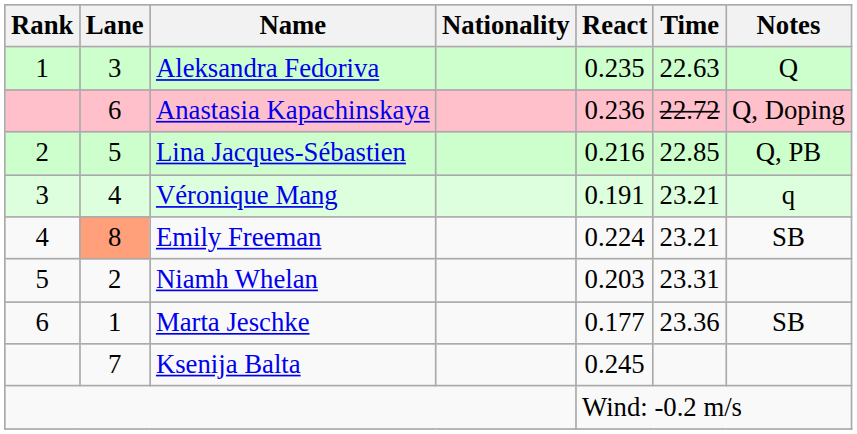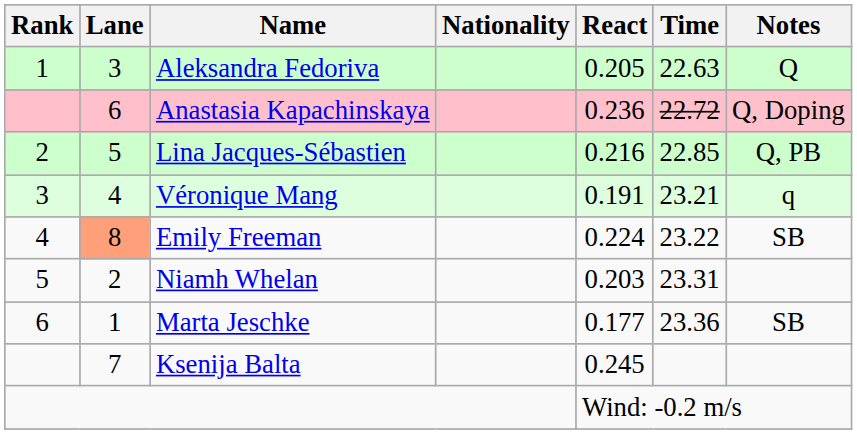(615, 68) 0.235 -> (615, 68) 0.205
(690, 237) 23.21 -> (690, 237) 23.22
